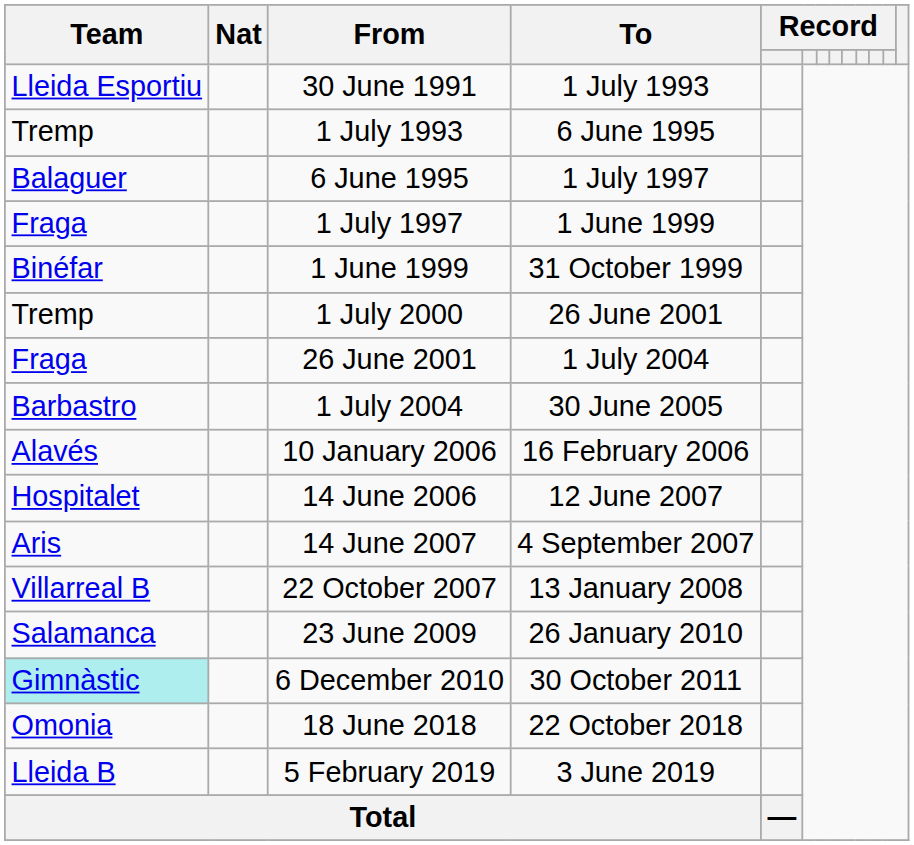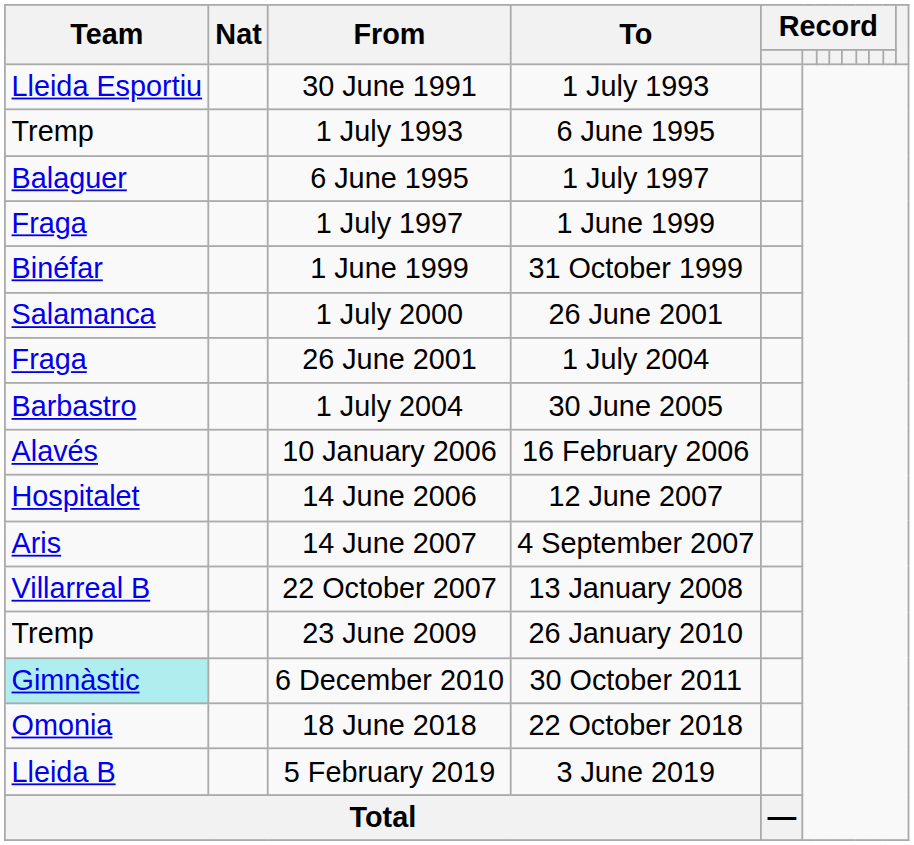(53, 314) Tremp -> (84, 314) Salamanca
(84, 634) Salamanca -> (53, 634) Tremp
